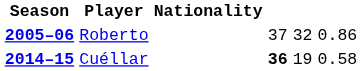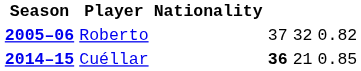(337, 35) 0.86 -> (337, 35) 0.82
(303, 60) 19 -> (303, 60) 21
(337, 60) 0.58 -> (337, 60) 0.85
